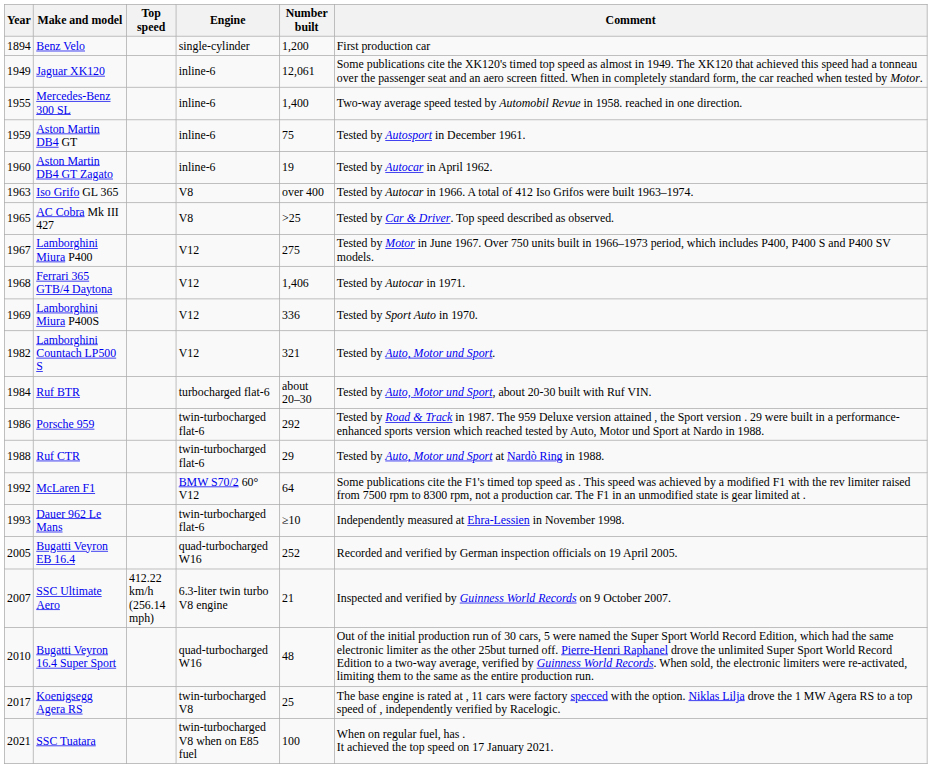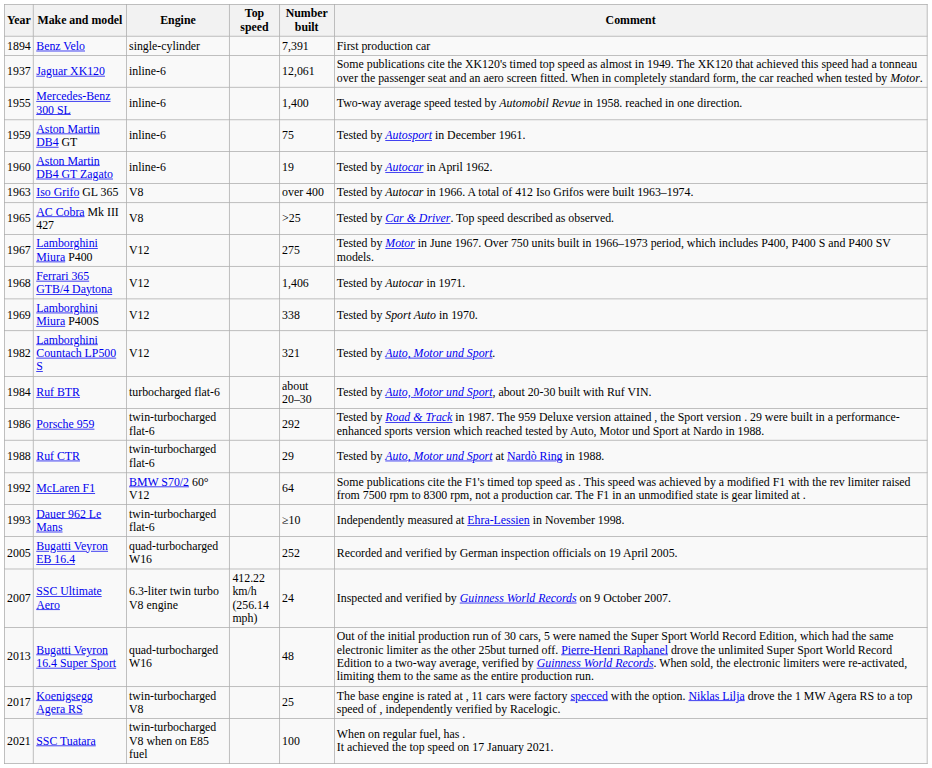columns swapped: (151, 20) <-> (228, 20)
(295, 45) 1,200 -> (295, 45) 7,391
(19, 71) 1949 -> (19, 71) 1937
(291, 314) 336 -> (291, 314) 338
(288, 598) 21 -> (288, 598) 24
(19, 657) 2010 -> (19, 657) 2013
